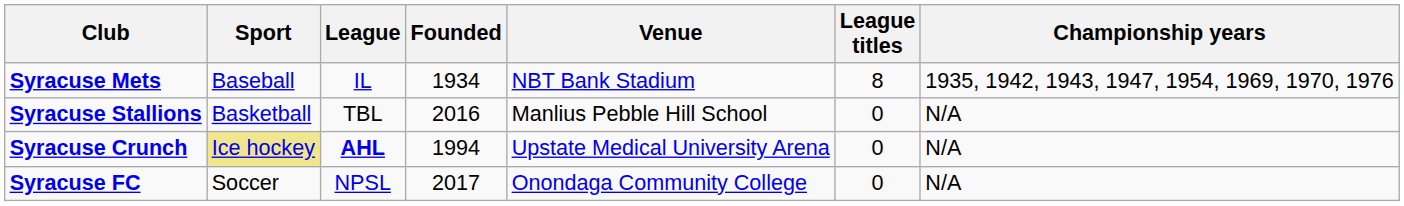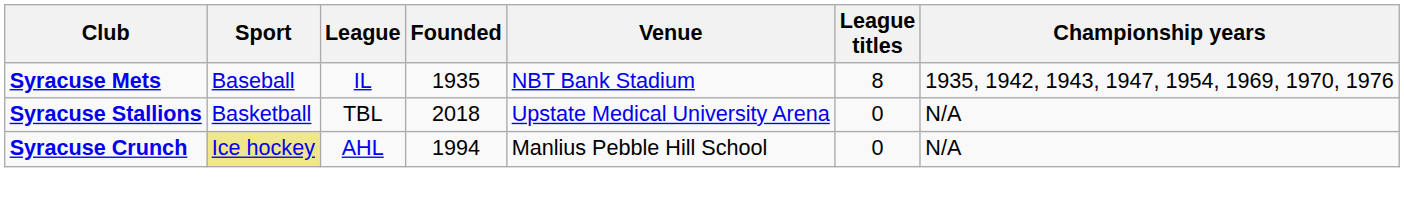(456, 80) 1934 -> (456, 80) 1935
(456, 114) 2016 -> (456, 114) 2018
(640, 114) Manlius Pebble Hill School -> (671, 114) Upstate Medical University Arena
(363, 148) bold -> (363, 148) normal
(671, 148) Upstate Medical University Arena -> (640, 148) Manlius Pebble Hill School
- row: (75, 182)
